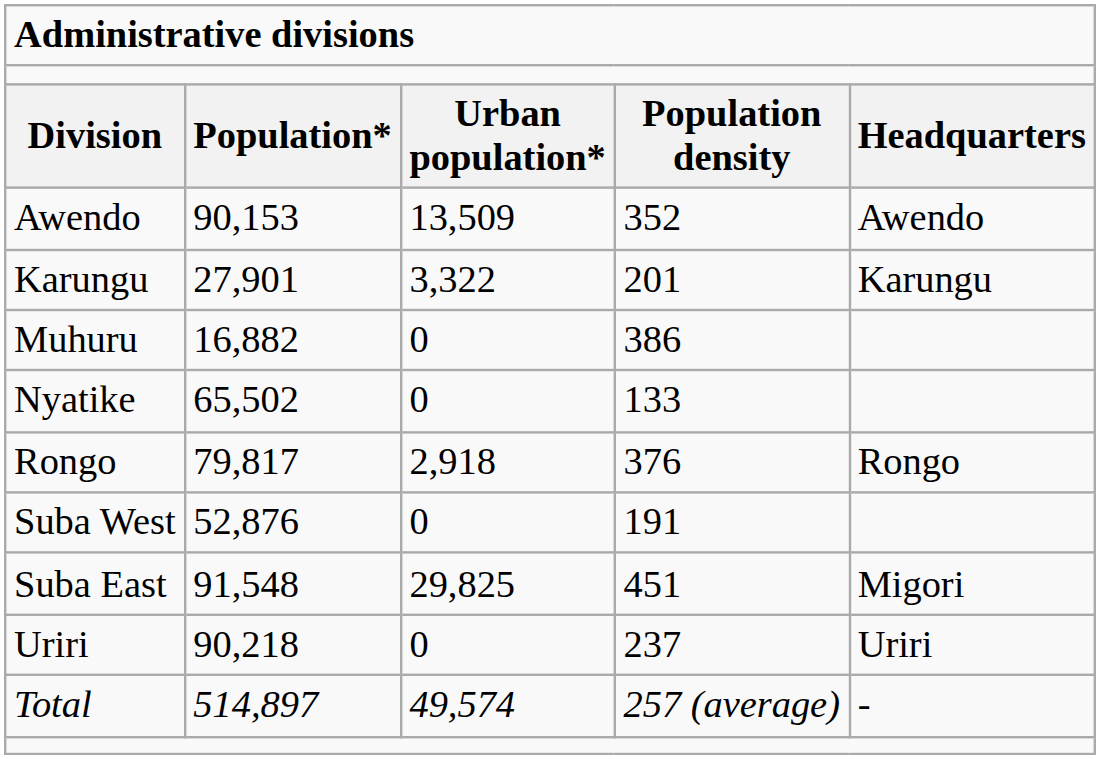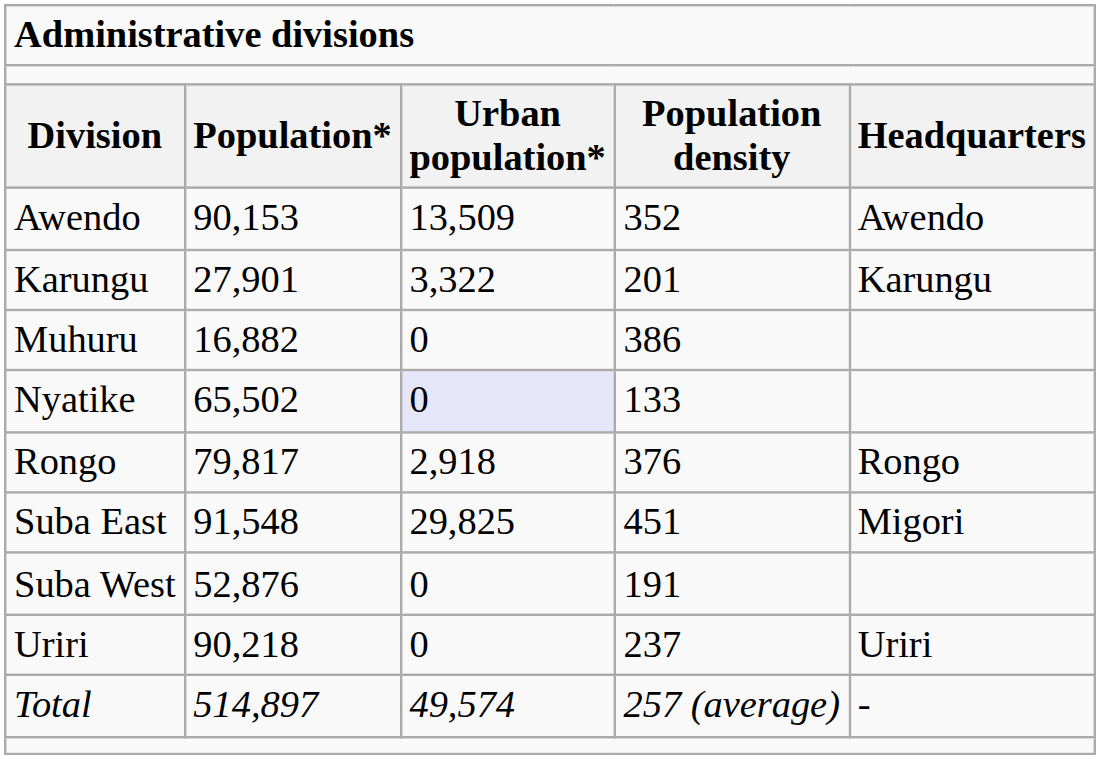(419, 400) no background -> (419, 400) lavender background
rows swapped: (90, 583) <-> (95, 522)
